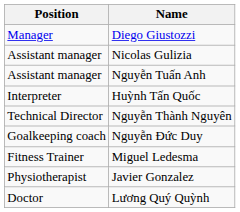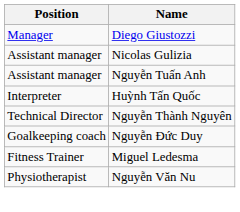- row: (153, 177)
+ row: (154, 177)
- row: (161, 197)
